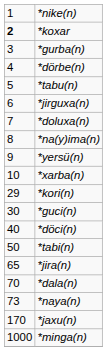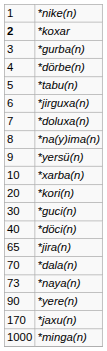(13, 193) 29 -> (13, 193) 20
- row: (56, 247)
+ row: (58, 301)
